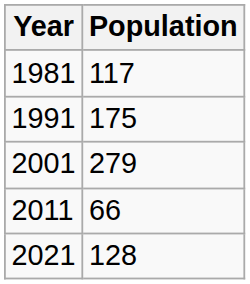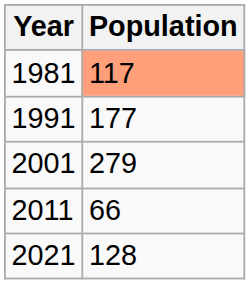(112, 73) no background -> (112, 73) lightsalmon background
(113, 118) 175 -> (113, 118) 177
